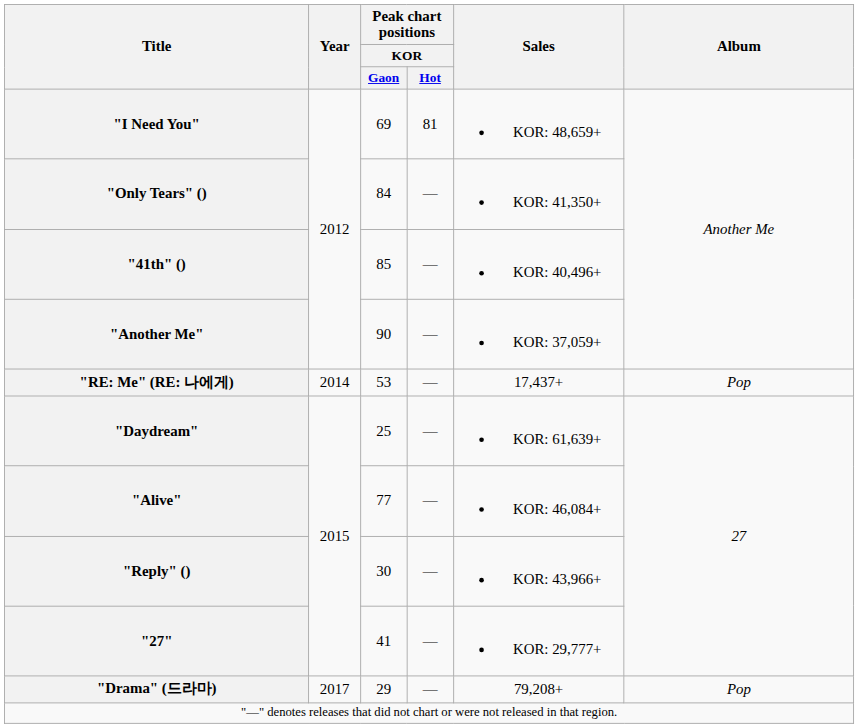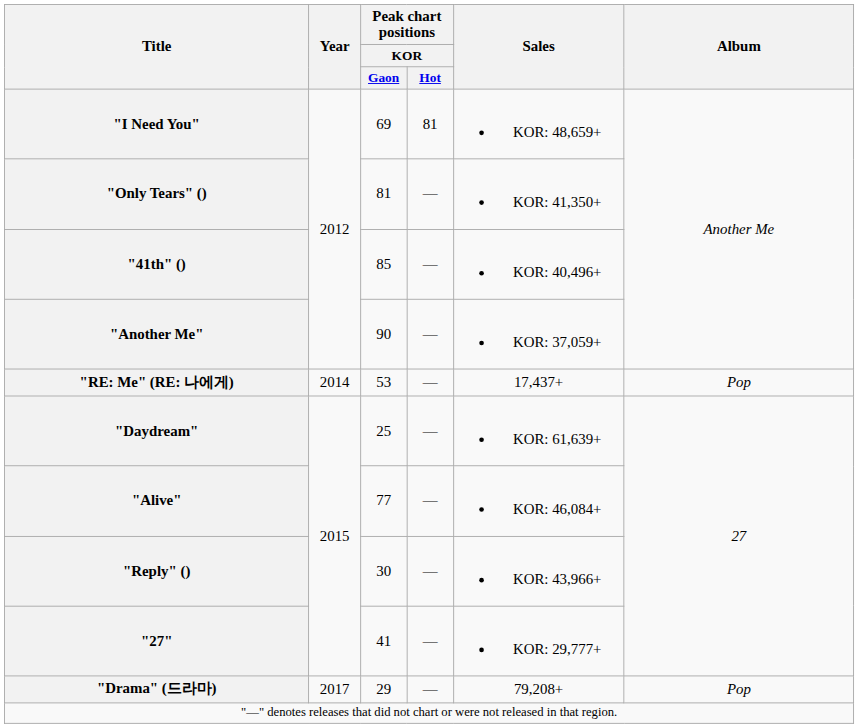(384, 194) 84 -> (384, 194) 81
